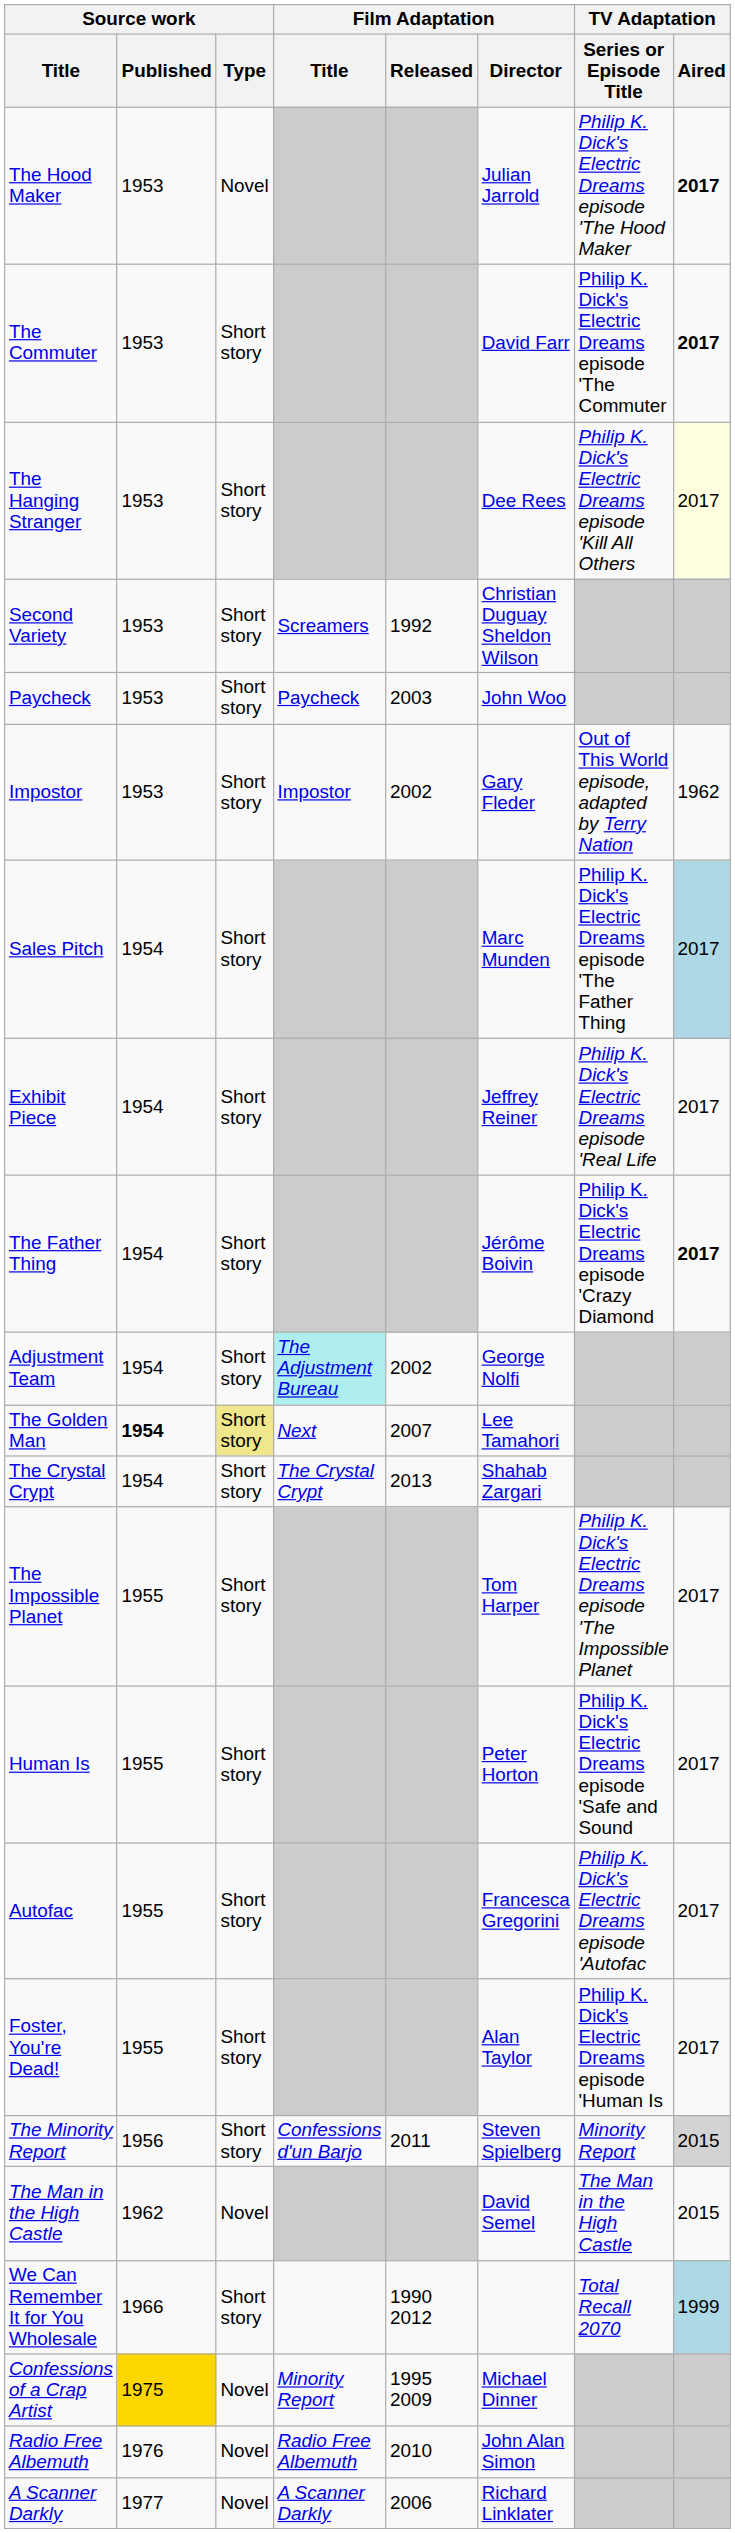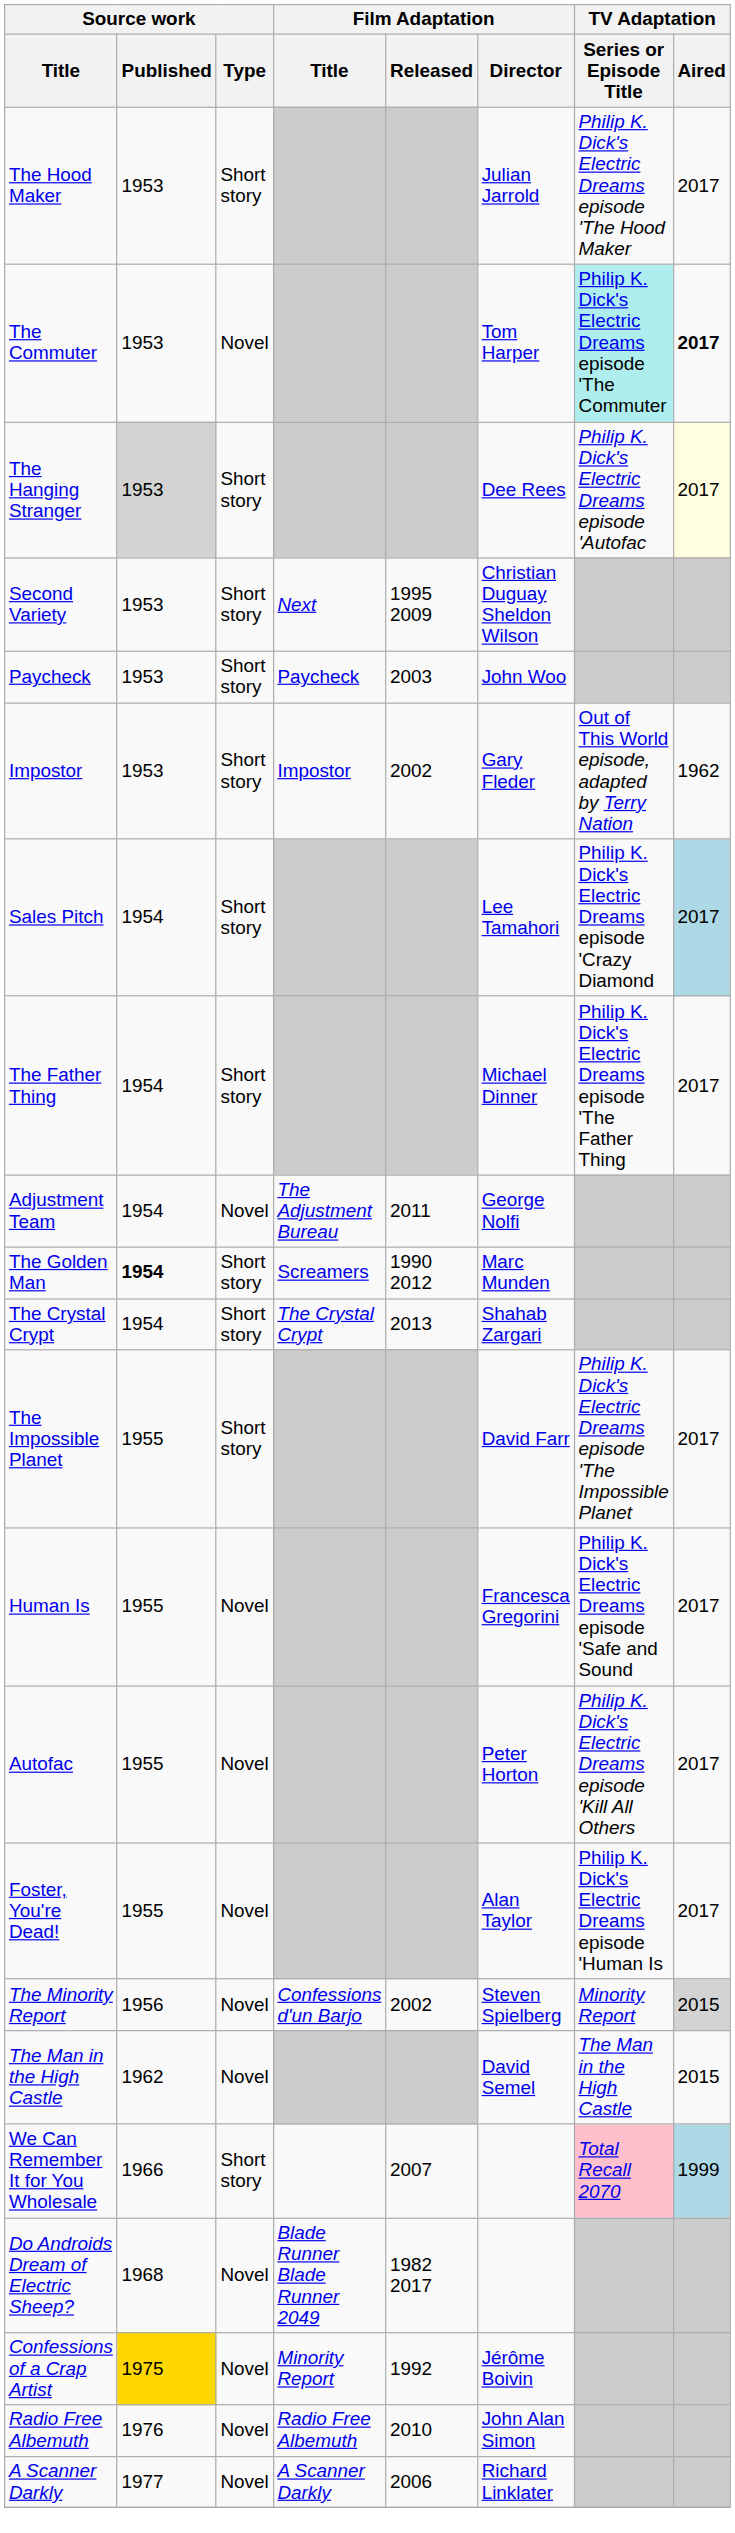(245, 185) Novel -> (243, 185) Short story
(698, 185) bold -> (698, 185) normal
(243, 342) Short story -> (245, 342) Novel
(526, 342) David Farr -> (510, 342) Tom Harper
(623, 342) no background -> (623, 342) paleturquoise background
(143, 500) no background -> (143, 489) lightgrey background
(613, 500) Philip K. Dick's Electric Dreams episode 'Kill All Others -> (613, 489) Philip K. Dick's Electric Dreams episode 'Autofac
(323, 625) Screamers -> (297, 604) Next
(411, 625) 1992 -> (411, 604) 1995 2009
(516, 949) Marc Munden -> (520, 917) Lee Tamahori
(613, 949) Philip K. Dick's Electric Dreams episode 'The Father Thing -> (616, 917) Philip K. Dick's Electric Dreams episode 'Crazy Diamond
- row: (37, 1106)
(513, 1253) Jérôme Boivin -> (514, 1085) Michael Dinner
(616, 1253) Philip K. Dick's Electric Dreams episode 'Crazy Diamond -> (613, 1085) Philip K. Dick's Electric Dreams episode 'The Father Thing
(698, 1253) bold -> (698, 1085) normal
(243, 1368) Short story -> (245, 1210) Novel
(325, 1368) paleturquoise background -> (325, 1210) no background
(411, 1368) 2002 -> (410, 1210) 2011
(243, 1430) khaki background -> (243, 1272) no background
(297, 1430) Next -> (323, 1272) Screamers
(411, 1430) 2007 -> (411, 1272) 1990 2012
(520, 1430) Lee Tamahori -> (516, 1272) Marc Munden
(510, 1596) Tom Harper -> (526, 1438) David Farr
(243, 1764) Short story -> (245, 1606) Novel
(510, 1764) Peter Horton -> (526, 1606) Francesca Gregorini
(243, 1911) Short story -> (245, 1764) Novel
(526, 1911) Francesca Gregorini -> (510, 1764) Peter Horton
(613, 1911) Philip K. Dick's Electric Dreams episode 'Autofac -> (613, 1764) Philip K. Dick's Electric Dreams episode 'Kill All Others
(243, 2047) Short story -> (245, 1911) Novel
(243, 2140) Short story -> (245, 2004) Novel
(410, 2140) 2011 -> (411, 2004) 2002
(411, 2306) 1990 2012 -> (411, 2170) 2007
(605, 2306) no background -> (605, 2170) pink background
+ row: (61, 2275)
(411, 2389) 1995 2009 -> (411, 2368) 1992
(514, 2389) Michael Dinner -> (513, 2368) Jérôme Boivin
